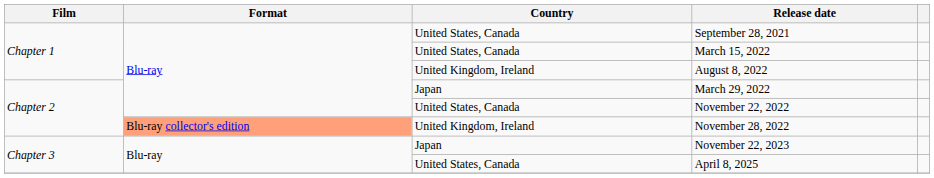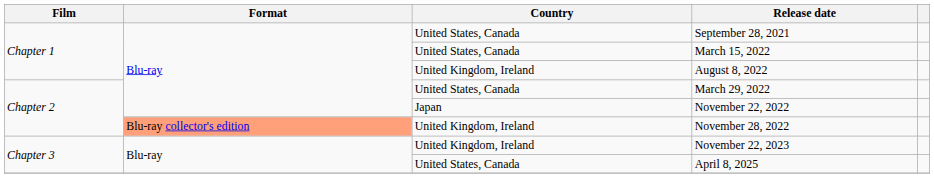(428, 88) Japan -> (467, 88) United States, Canada
(467, 107) United States, Canada -> (428, 107) Japan
(428, 145) Japan -> (474, 145) United Kingdom, Ireland
